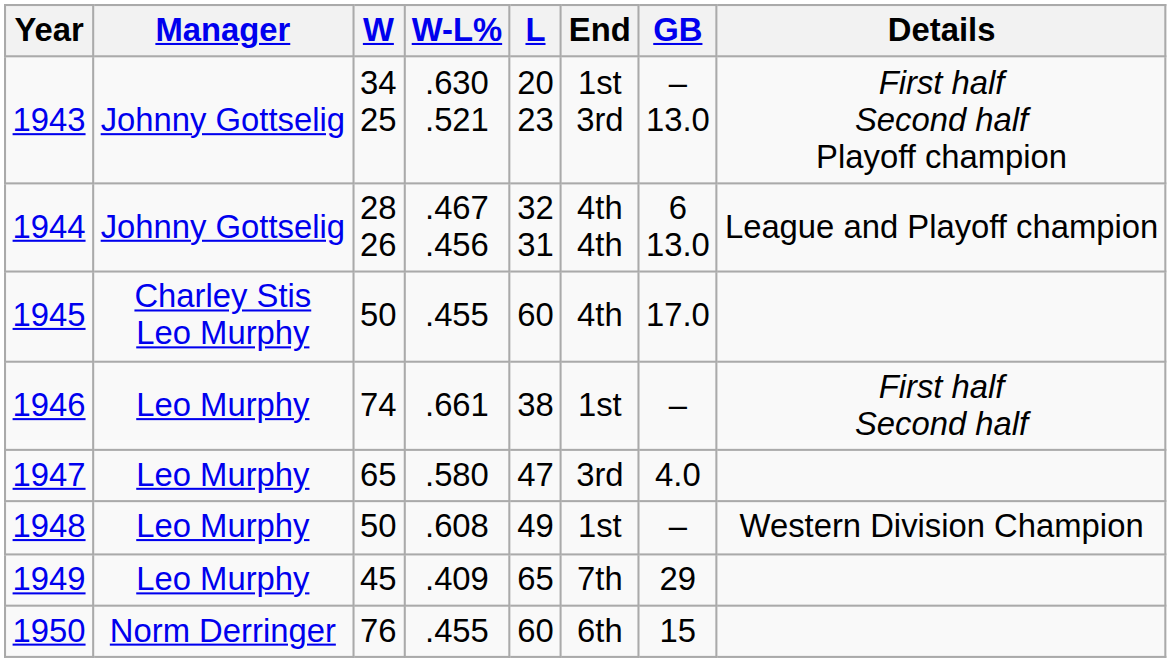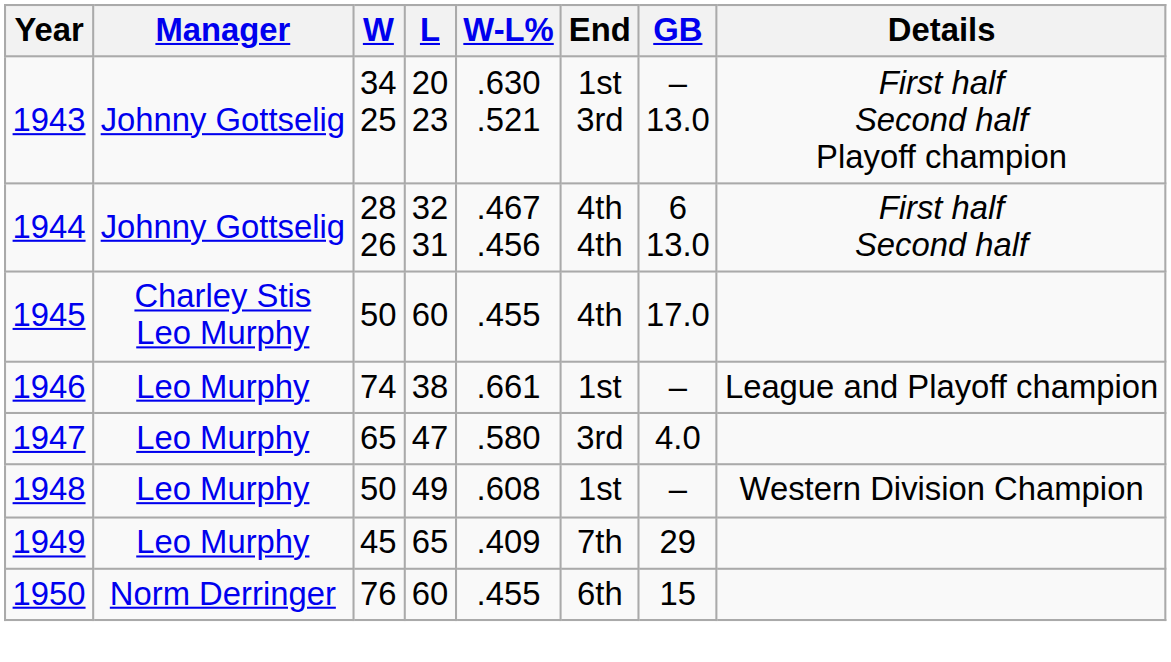columns swapped: (535, 30) <-> (457, 30)
(942, 226) League and Playoff champion -> (942, 226) First half Second half
(942, 404) First half Second half -> (942, 386) League and Playoff champion
